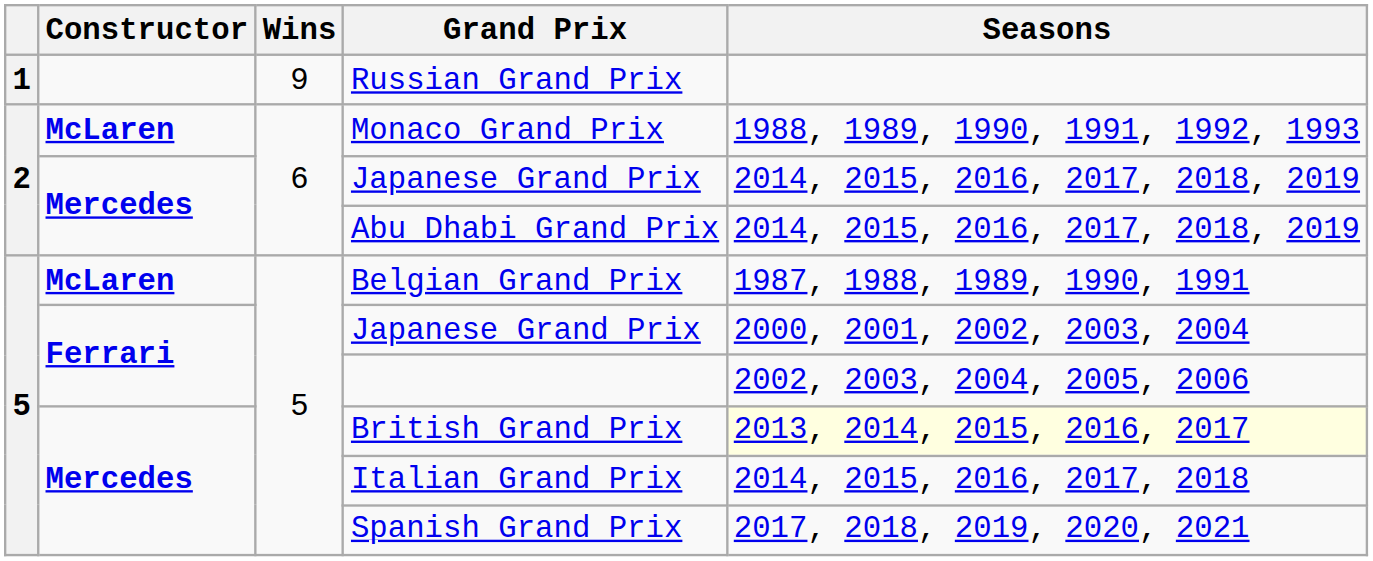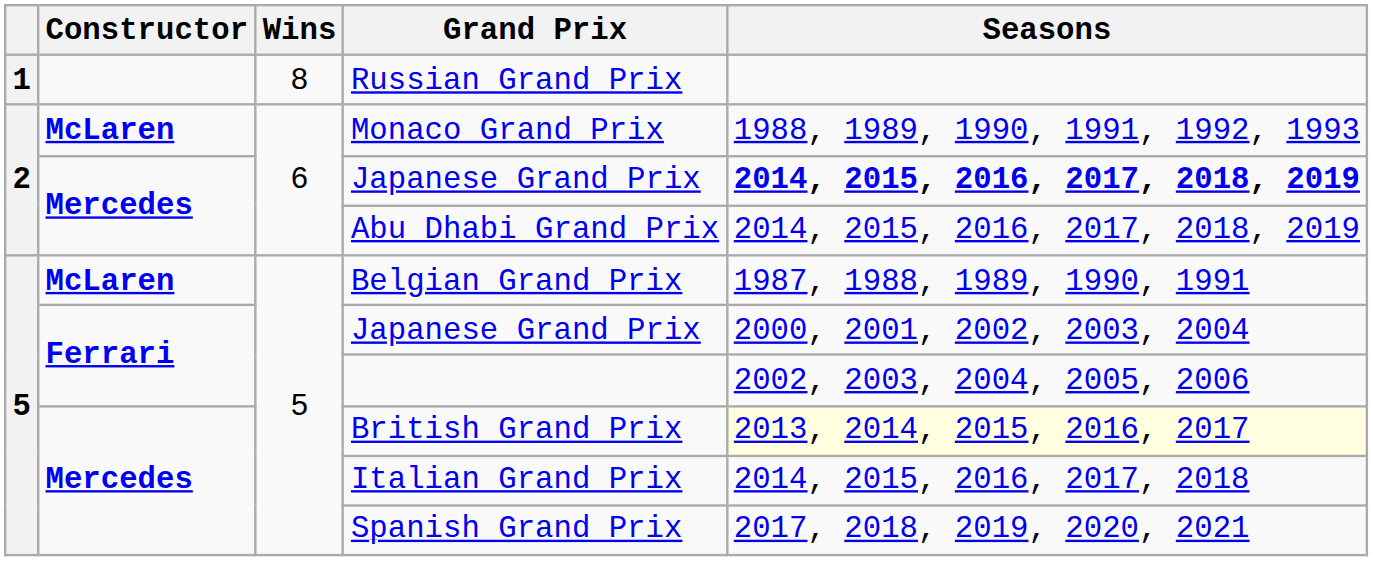(300, 80) 9 -> (300, 80) 8
(1047, 180) normal -> (1047, 180) bold
